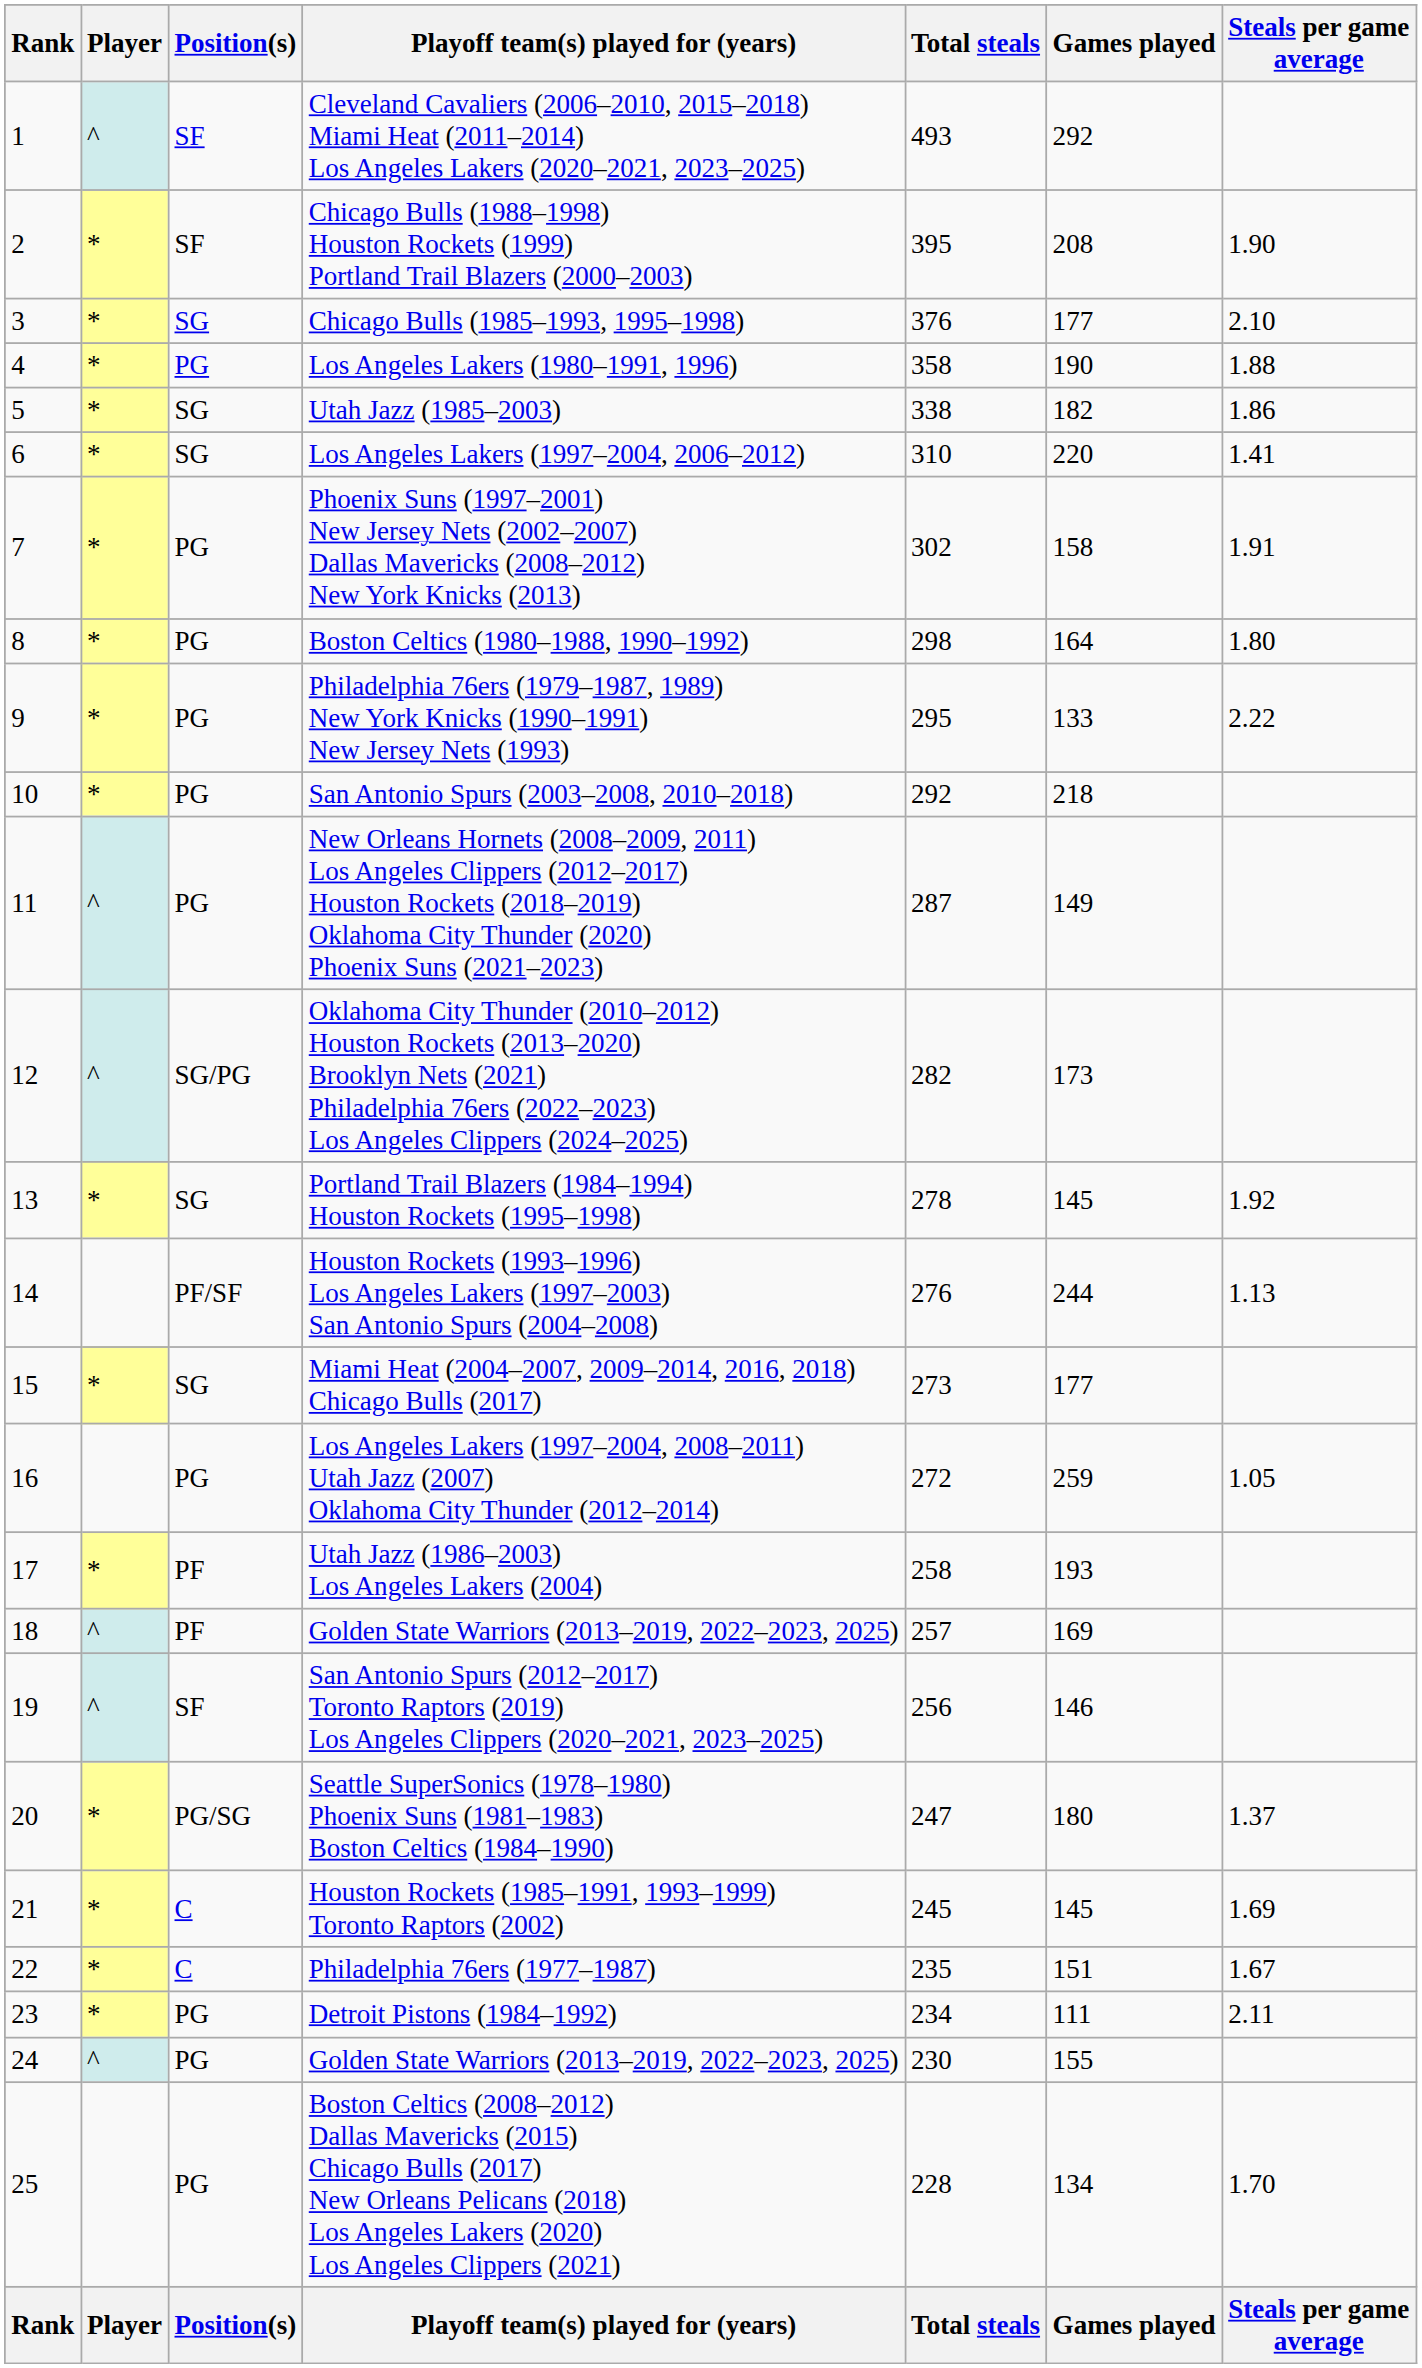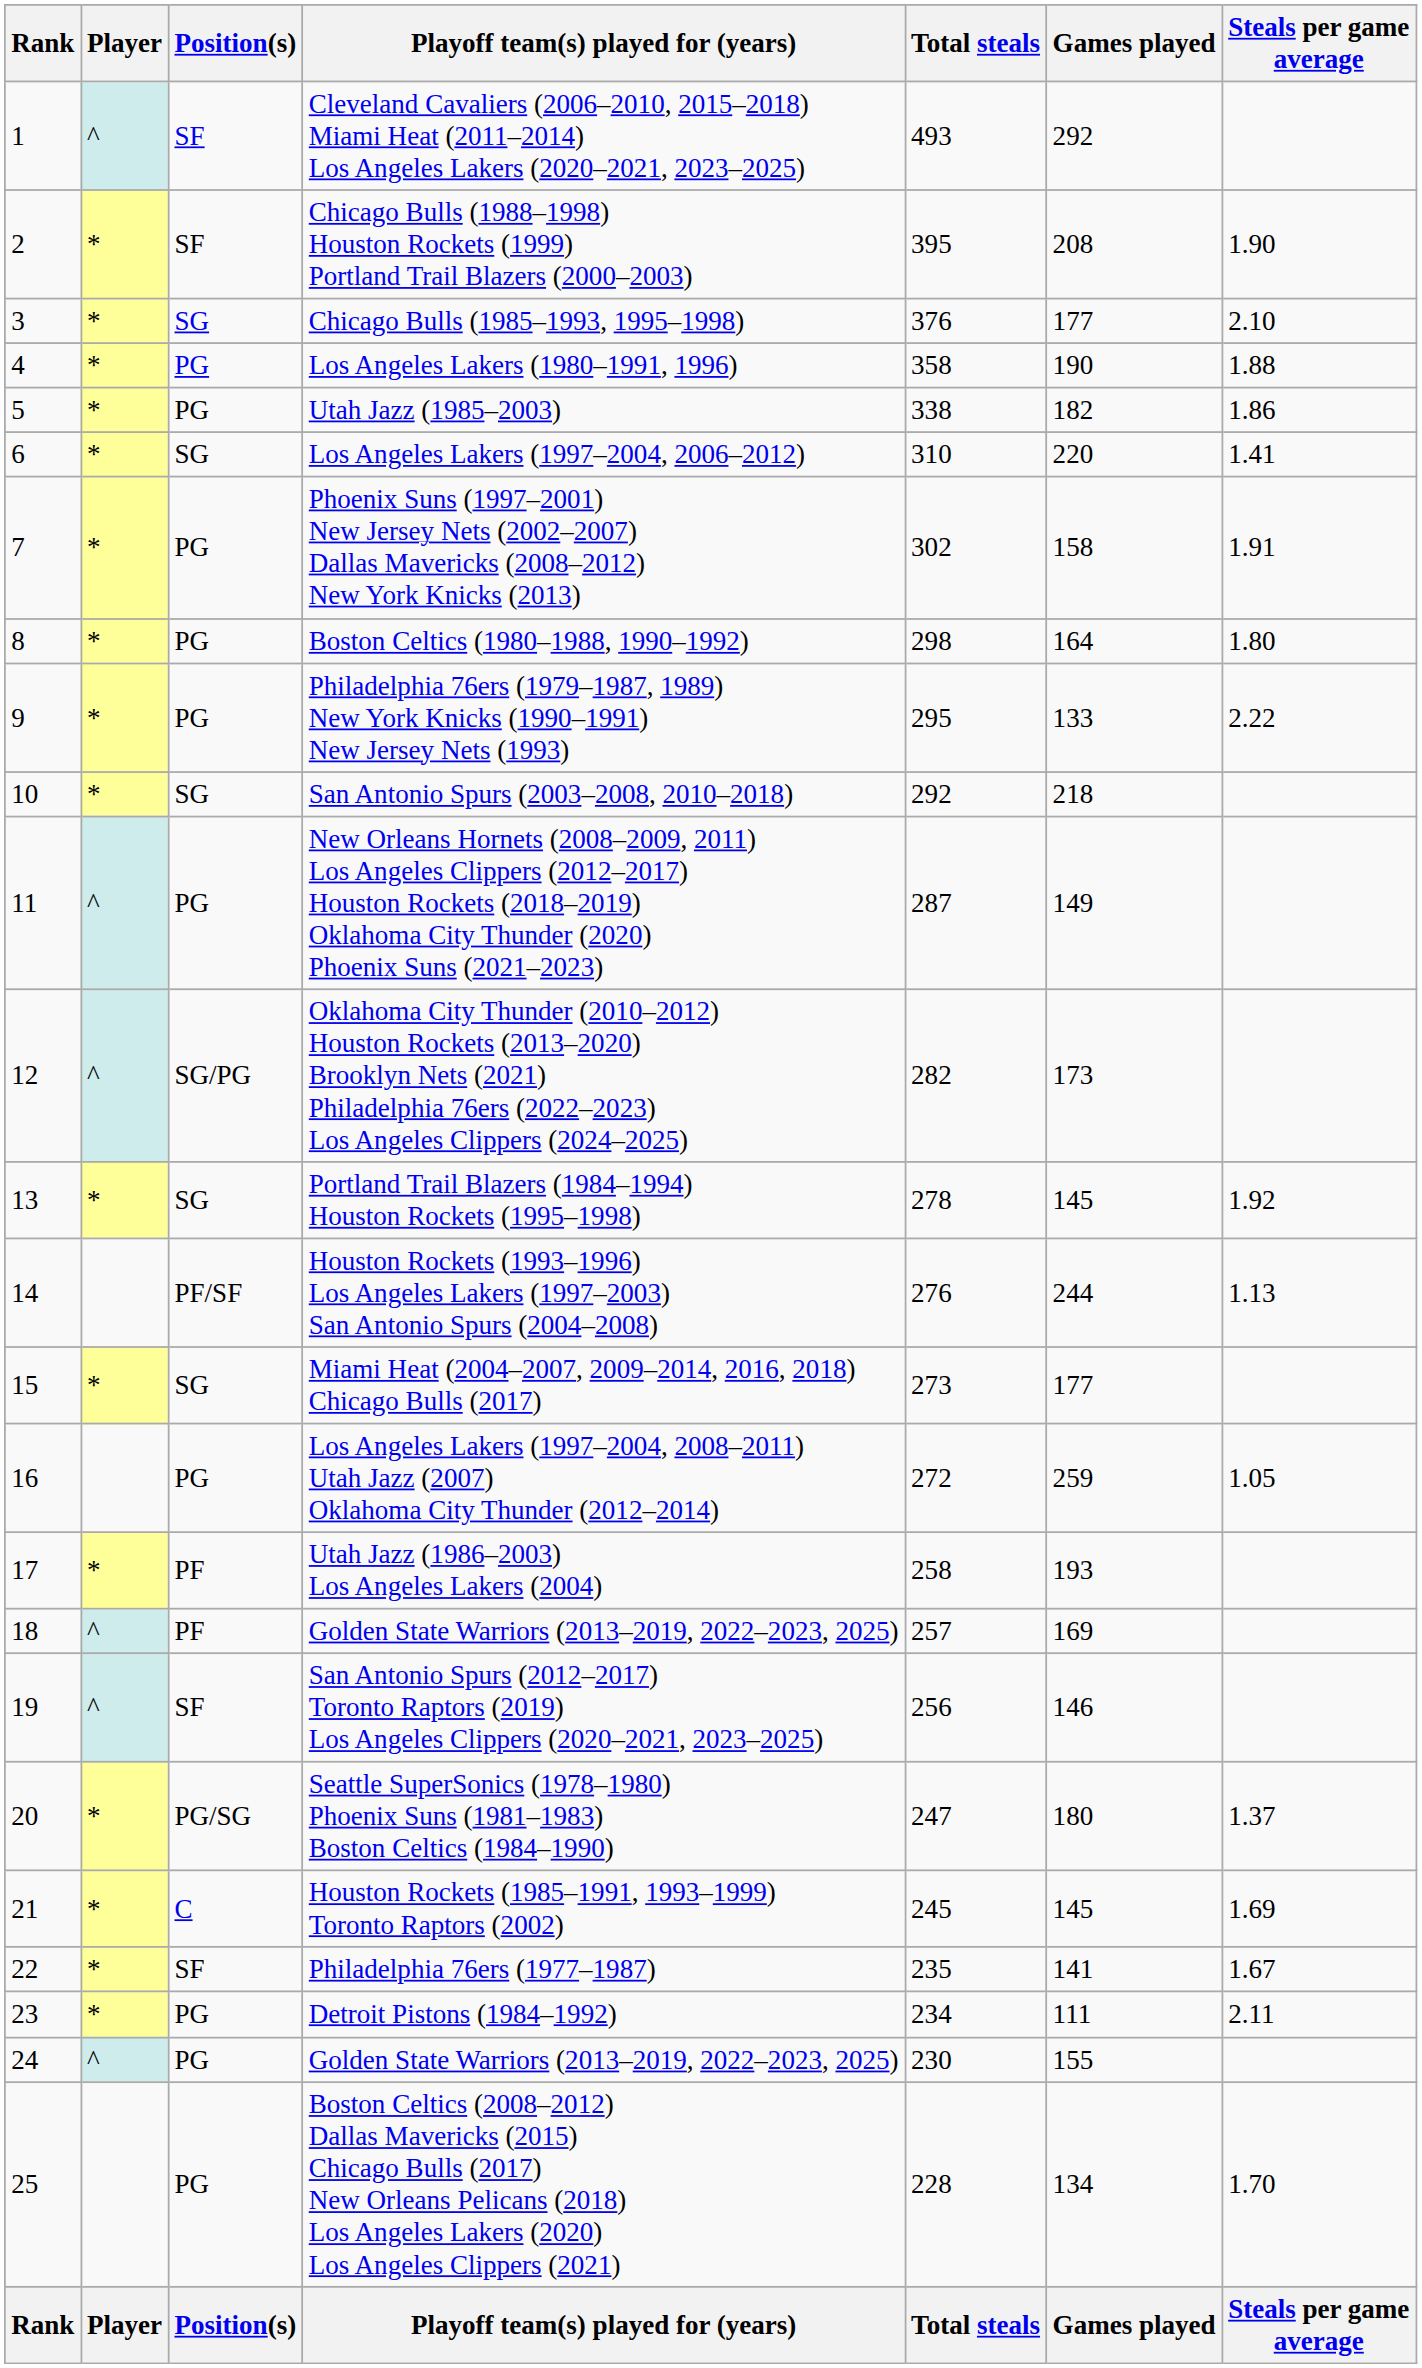(192, 410) SG -> (192, 410) PG
(192, 793) PG -> (192, 793) SG
(184, 1969) C -> (190, 1969) SF
(1073, 1969) 151 -> (1073, 1969) 141
